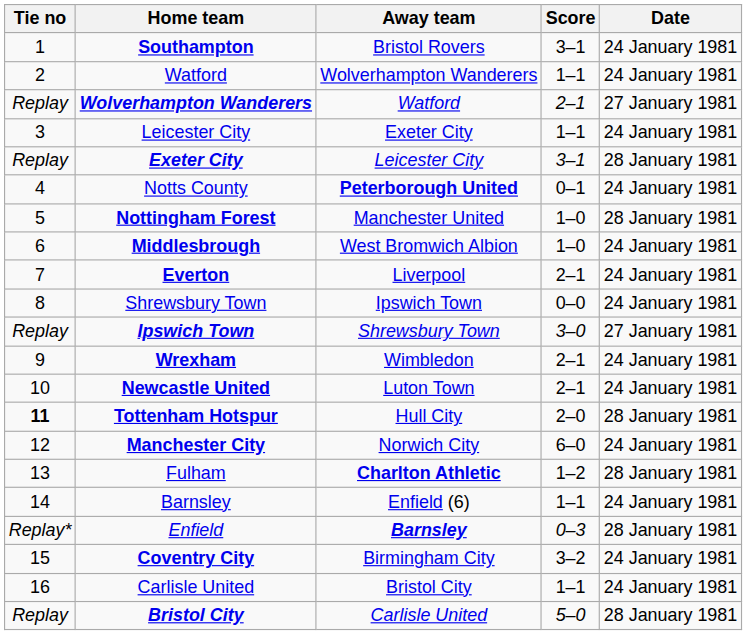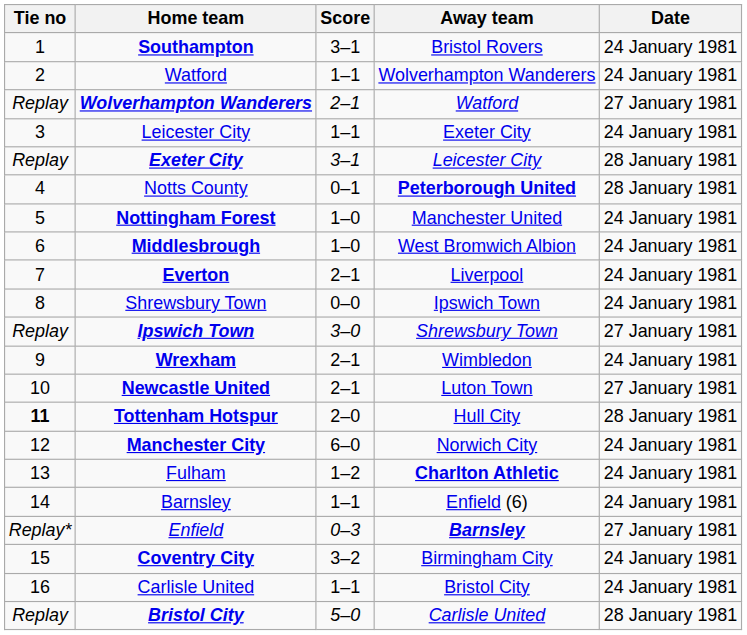columns swapped: (571, 18) <-> (429, 18)
(671, 189) 24 January 1981 -> (671, 189) 28 January 1981
(671, 217) 28 January 1981 -> (671, 217) 24 January 1981
(671, 388) 24 January 1981 -> (671, 388) 27 January 1981
(671, 473) 28 January 1981 -> (671, 473) 24 January 1981
(671, 530) 28 January 1981 -> (671, 530) 27 January 1981
